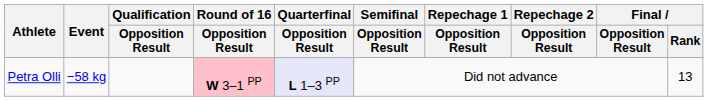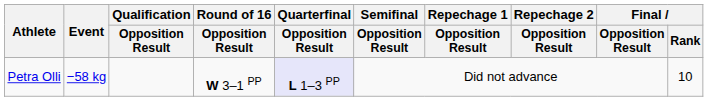(234, 84) pink background -> (234, 84) no background
(685, 77) 13 -> (685, 77) 10
